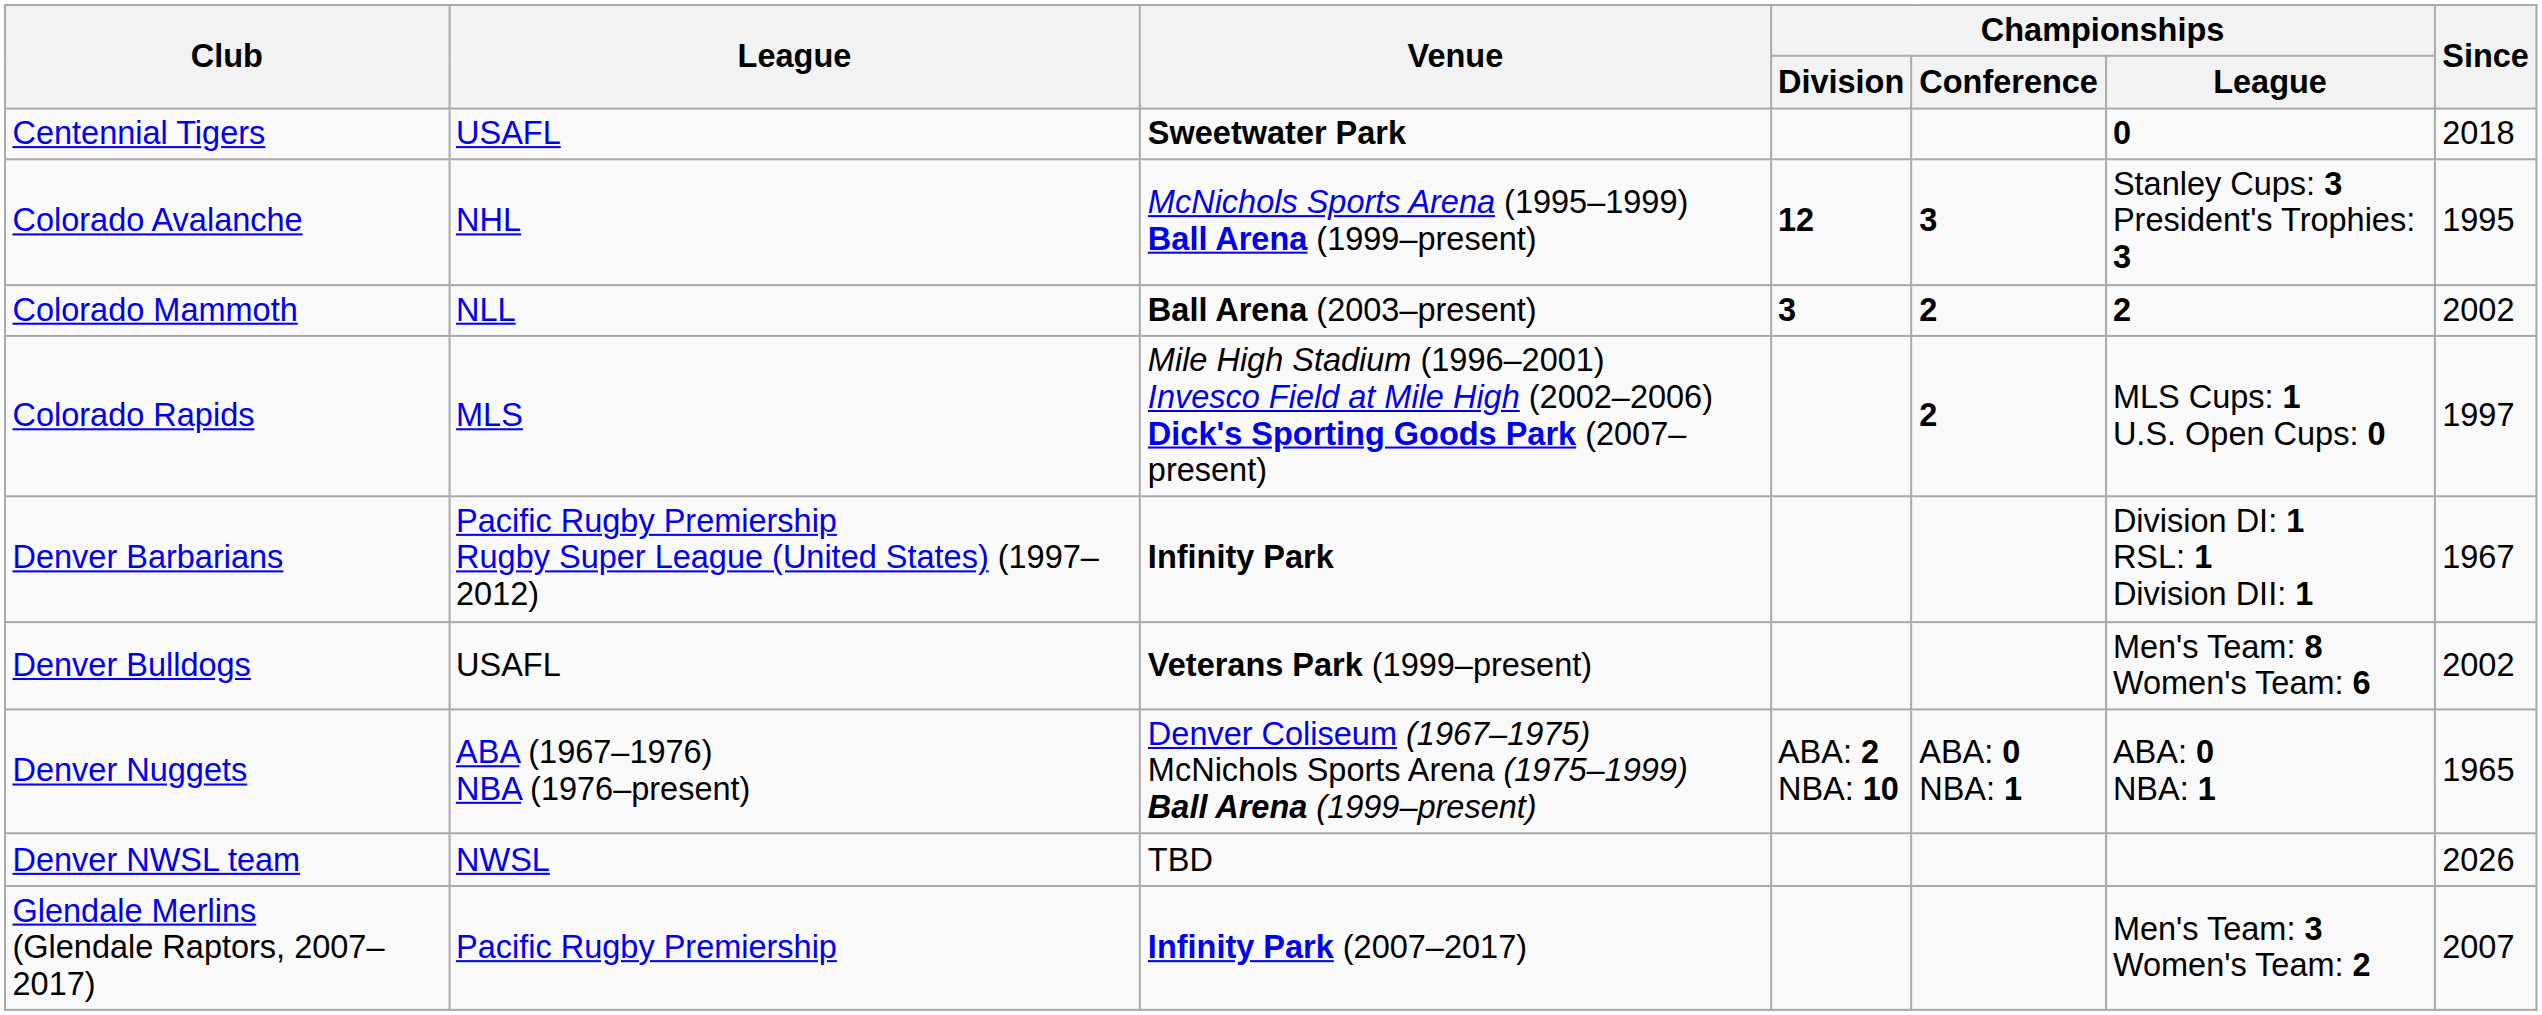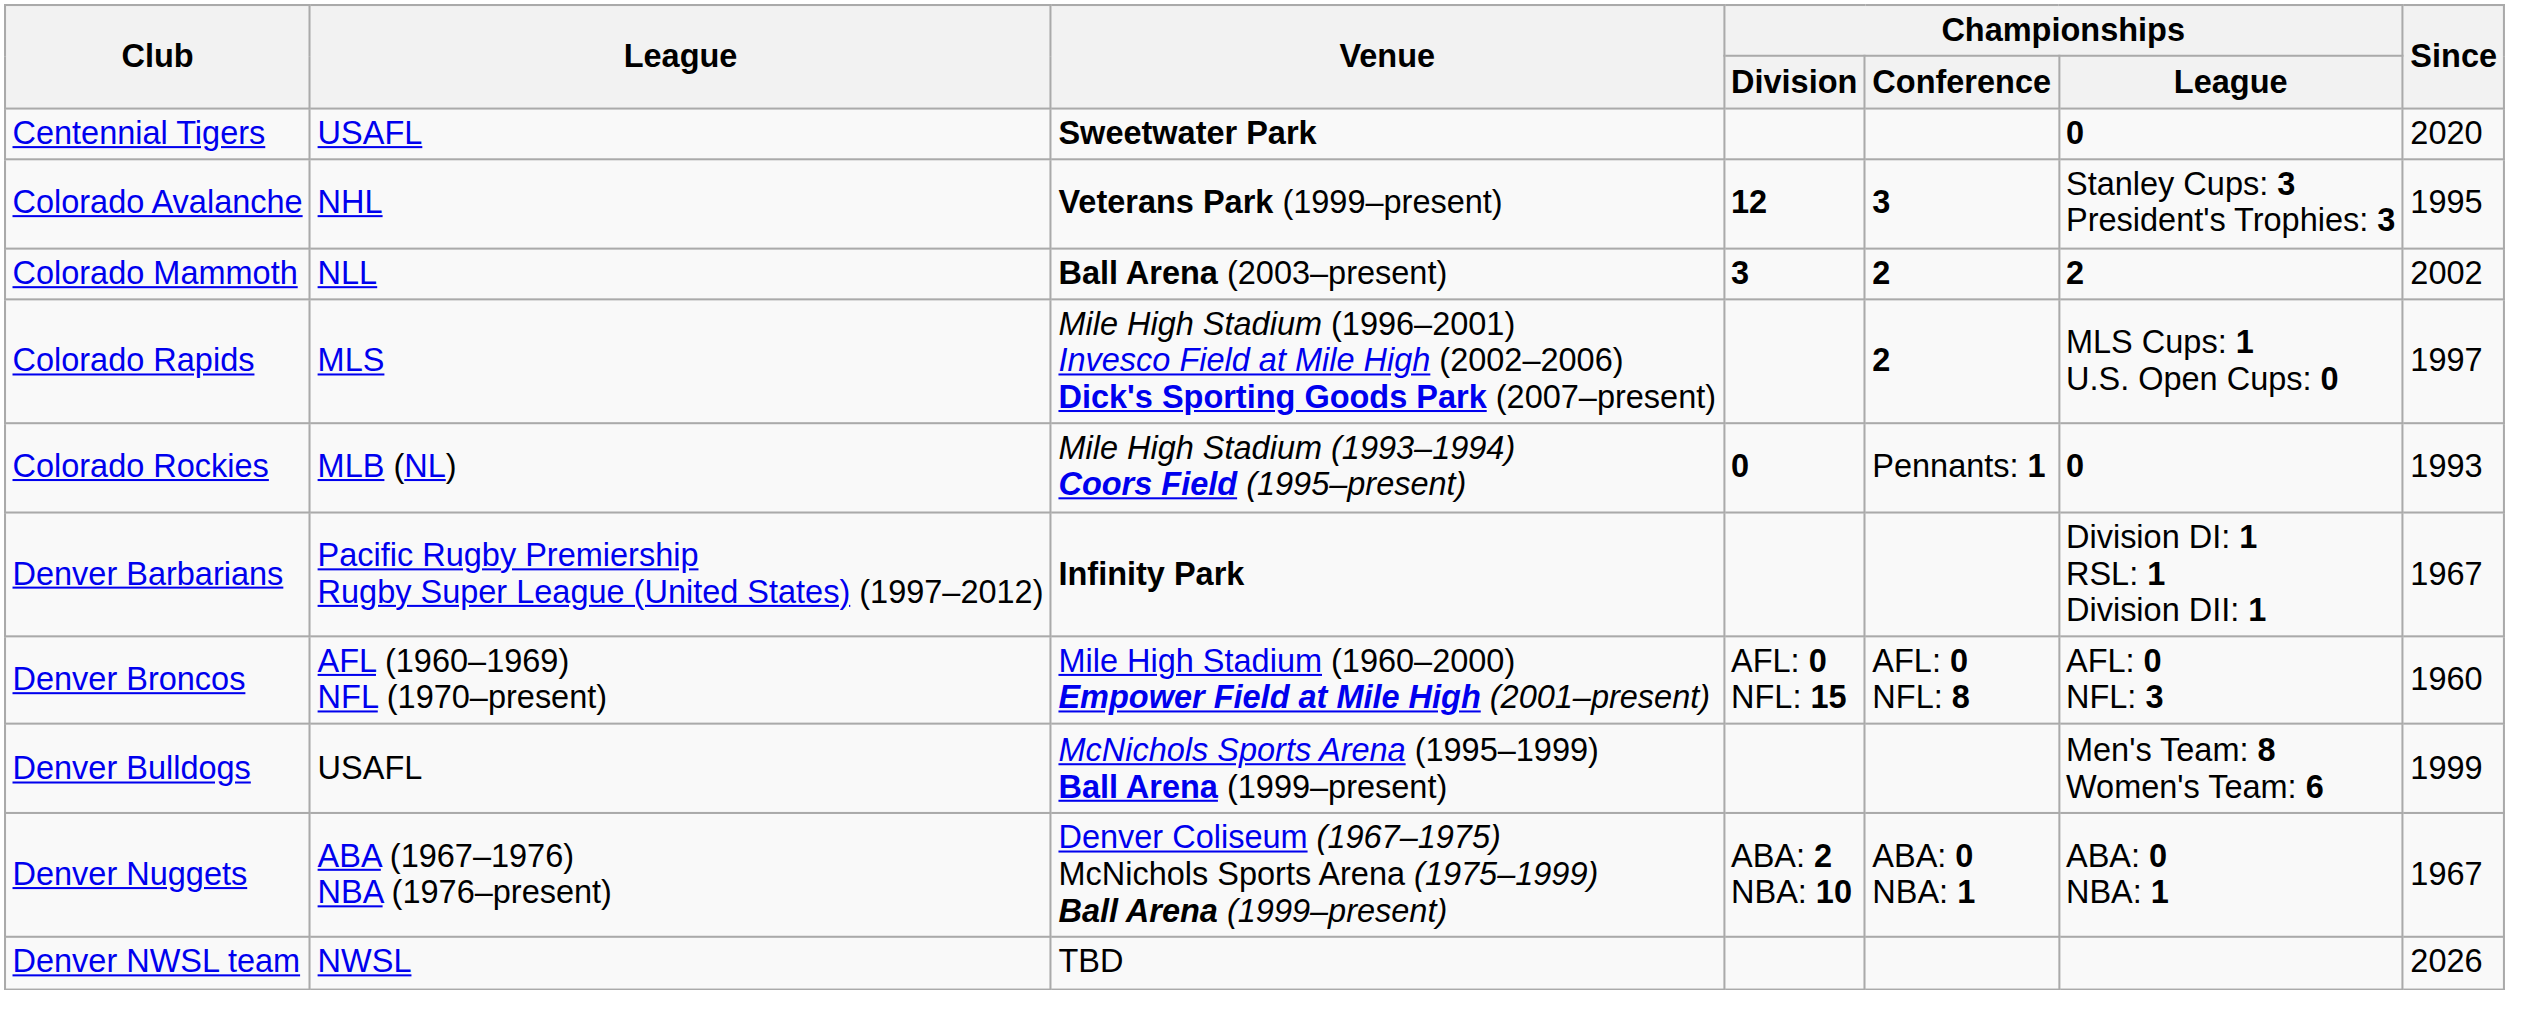(2478, 133) 2018 -> (2447, 133) 2020
(1418, 221) McNichols Sports Arena (1995–1999) Ball Arena (1999–present) -> (1281, 203) Veterans Park (1999–present)
+ row: (141, 467)
+ row: (129, 679)
(1370, 664) Veterans Park (1999–present) -> (1329, 767) McNichols Sports Arena (1995–1999) Ball Arena (1999–present)
(2478, 664) 2002 -> (2447, 767) 1999
(2478, 771) 1965 -> (2447, 874) 1967
- row: (198, 947)
